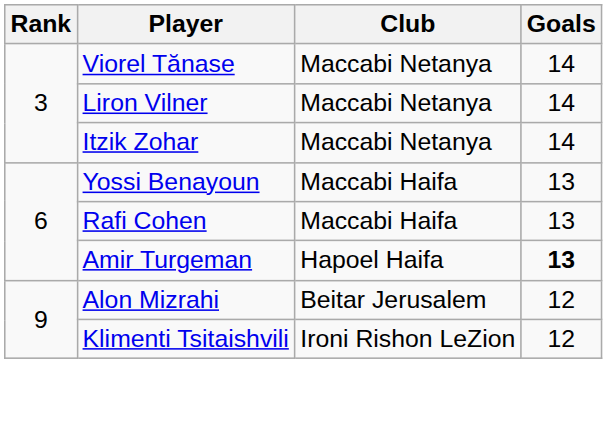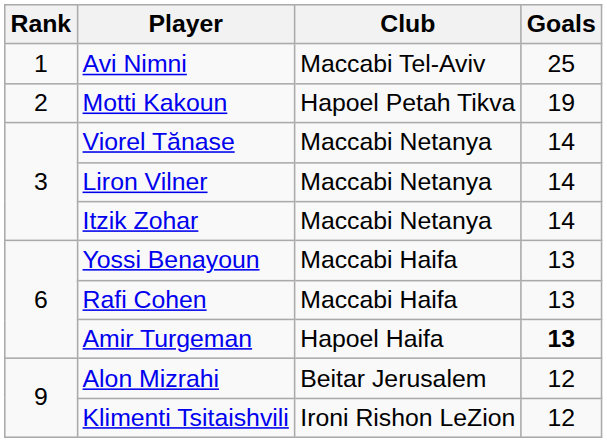+ row: (135, 63)
+ row: (155, 102)
